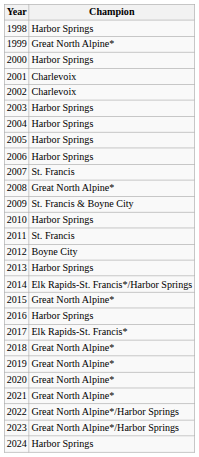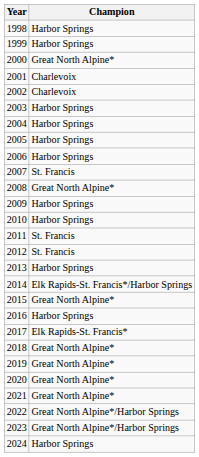(73, 44) Great North Alpine* -> (62, 44) Harbor Springs
(62, 60) Harbor Springs -> (73, 60) Great North Alpine*
(83, 204) St. Francis & Boyne City -> (62, 204) Harbor Springs
(55, 252) Boyne City -> (53, 252) St. Francis
